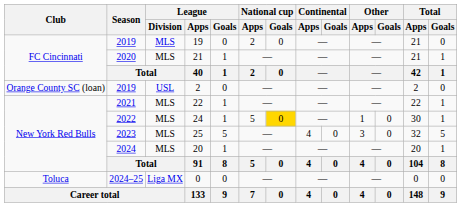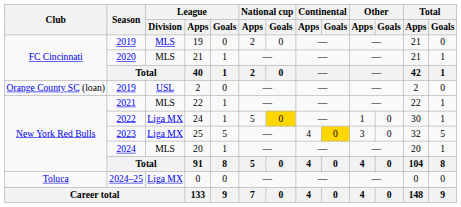(165, 118) MLS -> (165, 118) Liga MX
(165, 133) MLS -> (165, 133) Liga MX
(335, 133) no background -> (335, 133) gold background
